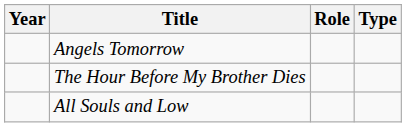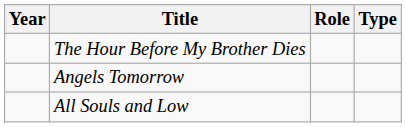rows swapped: (119, 48) <-> (180, 77)
